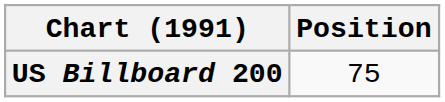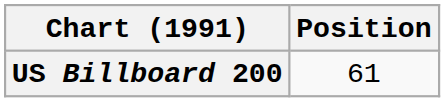(364, 74) 75 -> (364, 74) 61
